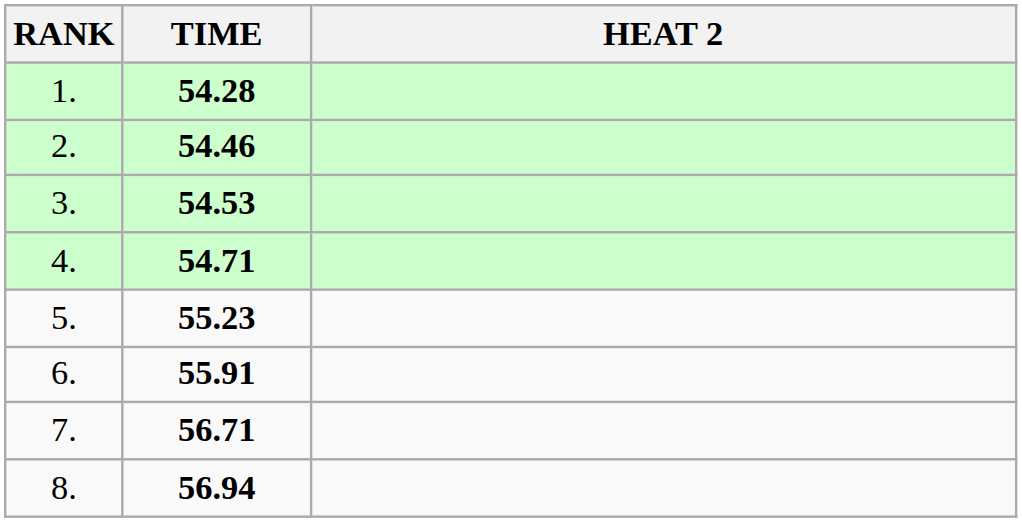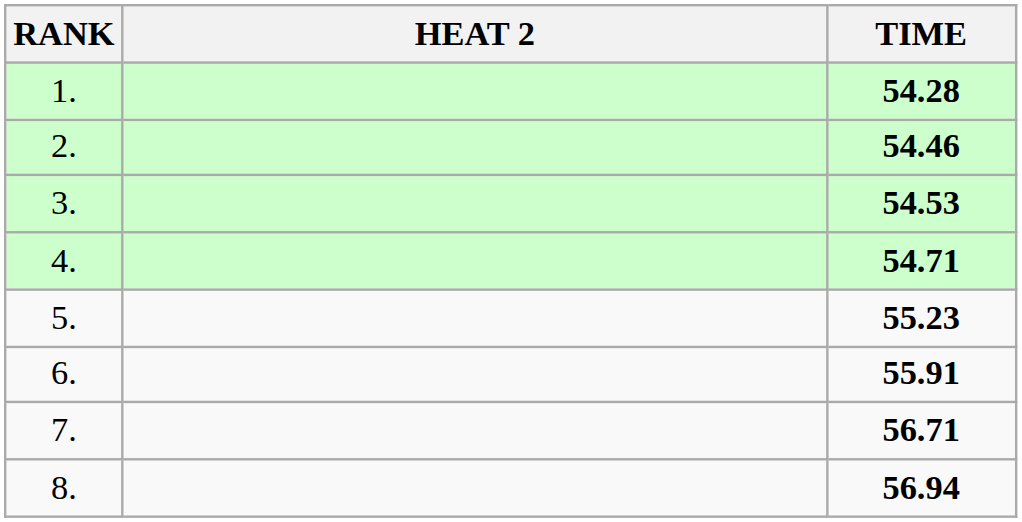columns swapped: (663, 33) <-> (217, 33)
